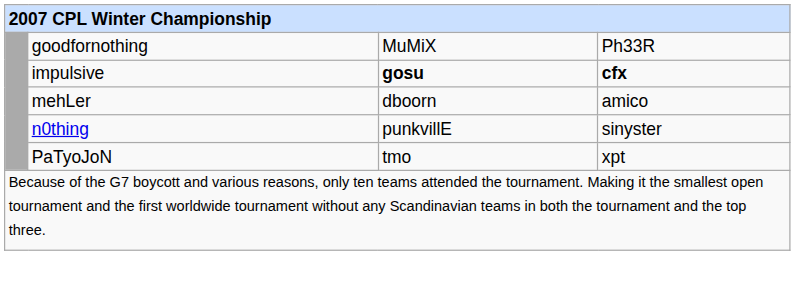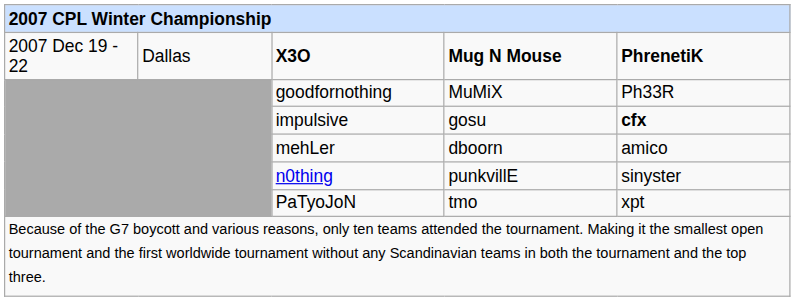+ row: (293, 56)
(403, 73) bold -> (467, 120) normal
